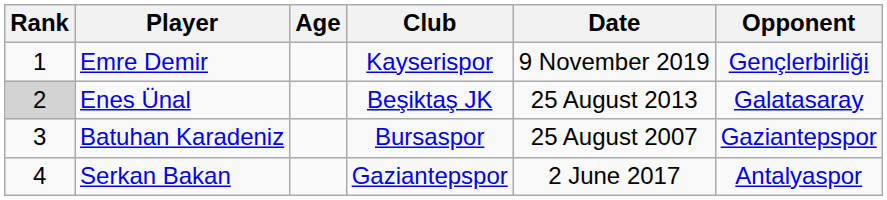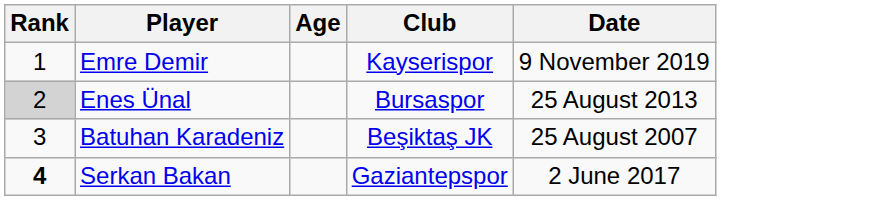- column: (799, 23)
(430, 99) Beşiktaş JK -> (430, 99) Bursaspor
(430, 137) Bursaspor -> (430, 137) Beşiktaş JK
(40, 175) normal -> (40, 175) bold
